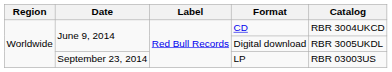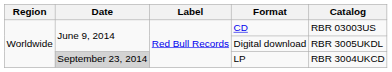(348, 28) RBR 3004UKCD -> (343, 28) RBR 03003US
(102, 59) no background -> (102, 59) lightgrey background
(343, 59) RBR 03003US -> (348, 59) RBR 3004UKCD
